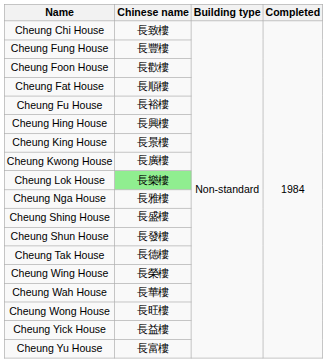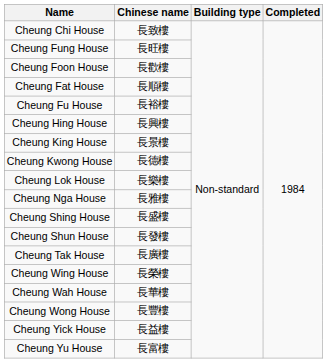(153, 49) 長豐樓 -> (153, 49) 長旺樓
(153, 161) 長廣樓 -> (153, 161) 長德樓
(153, 180) lightgreen background -> (153, 180) no background
(153, 255) 長德樓 -> (153, 255) 長廣樓
(153, 311) 長旺樓 -> (153, 311) 長豐樓
